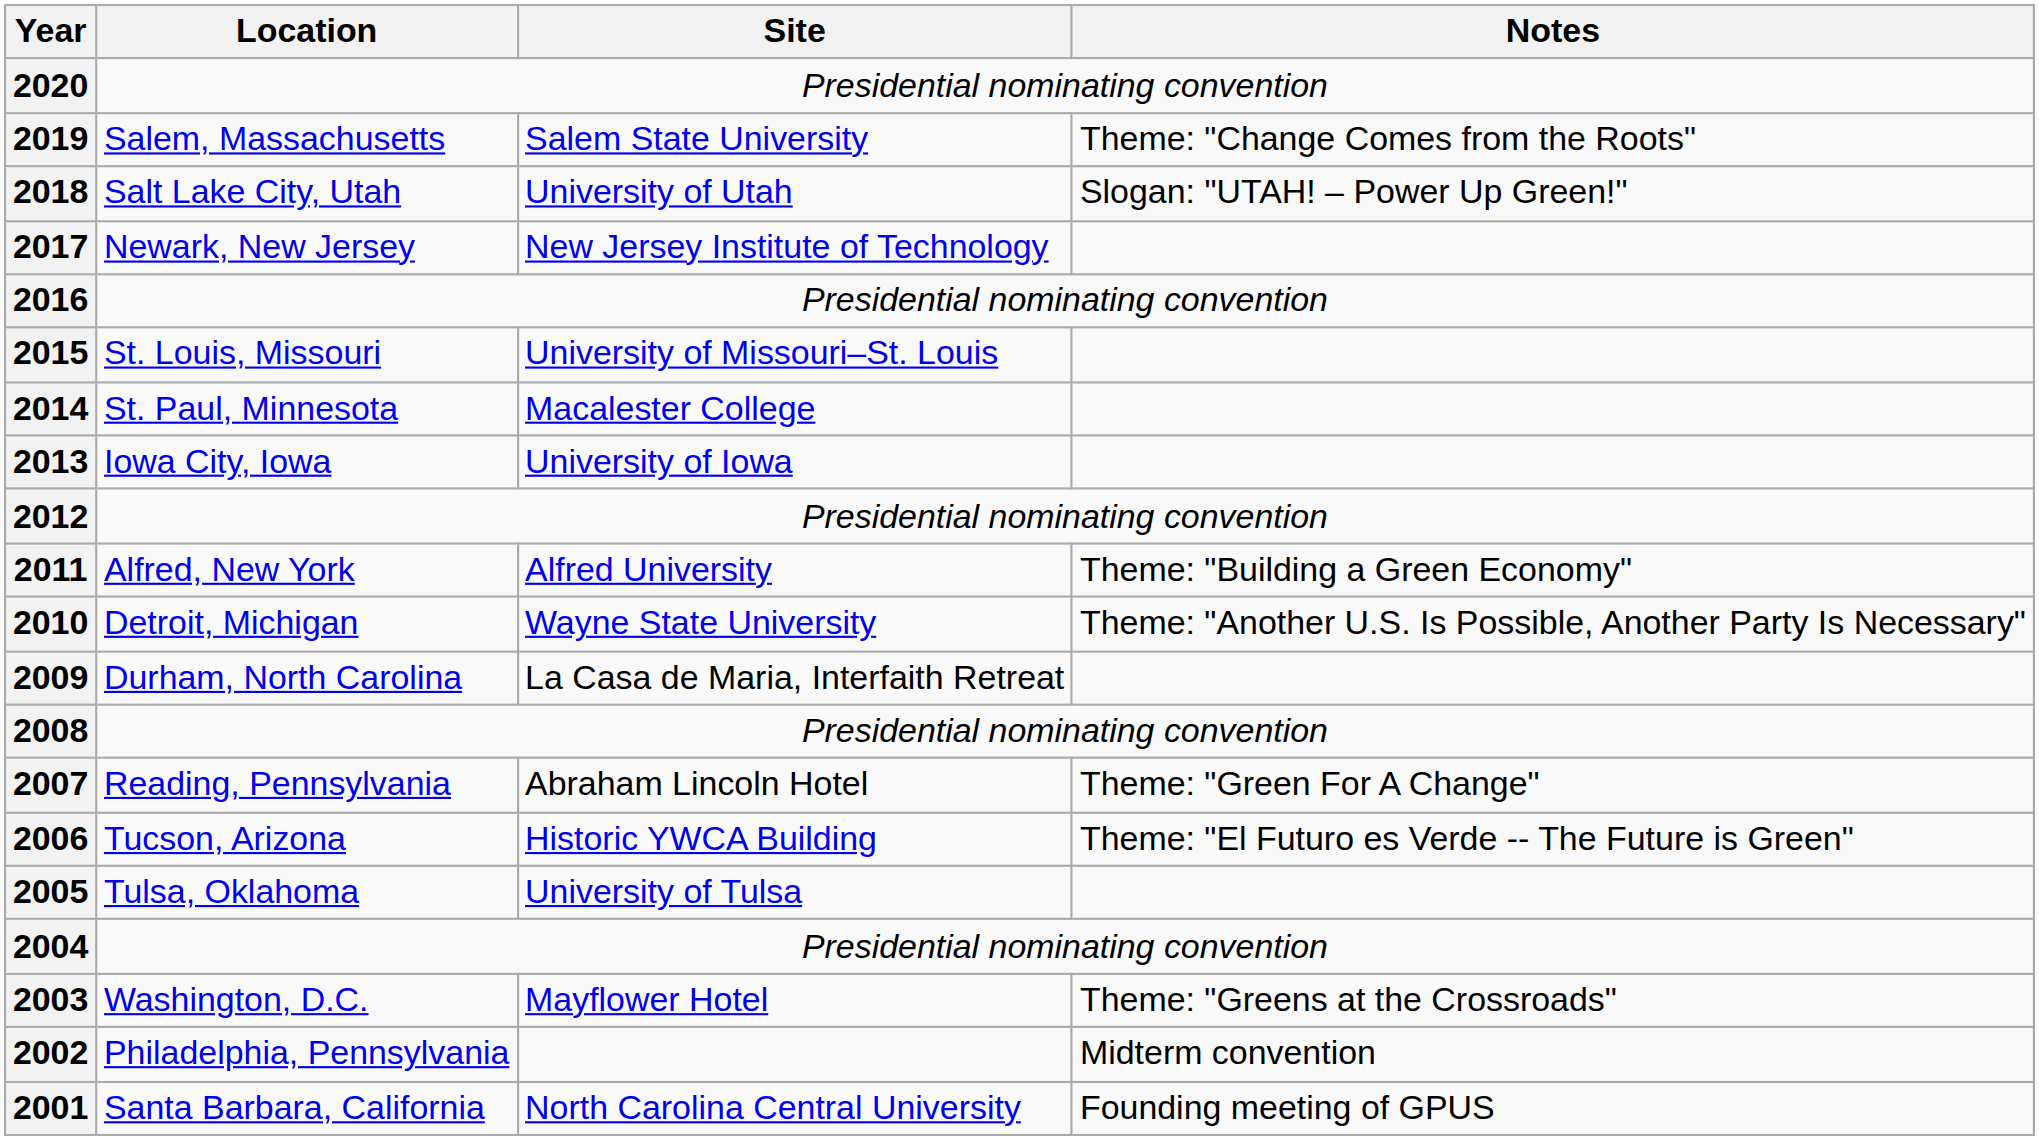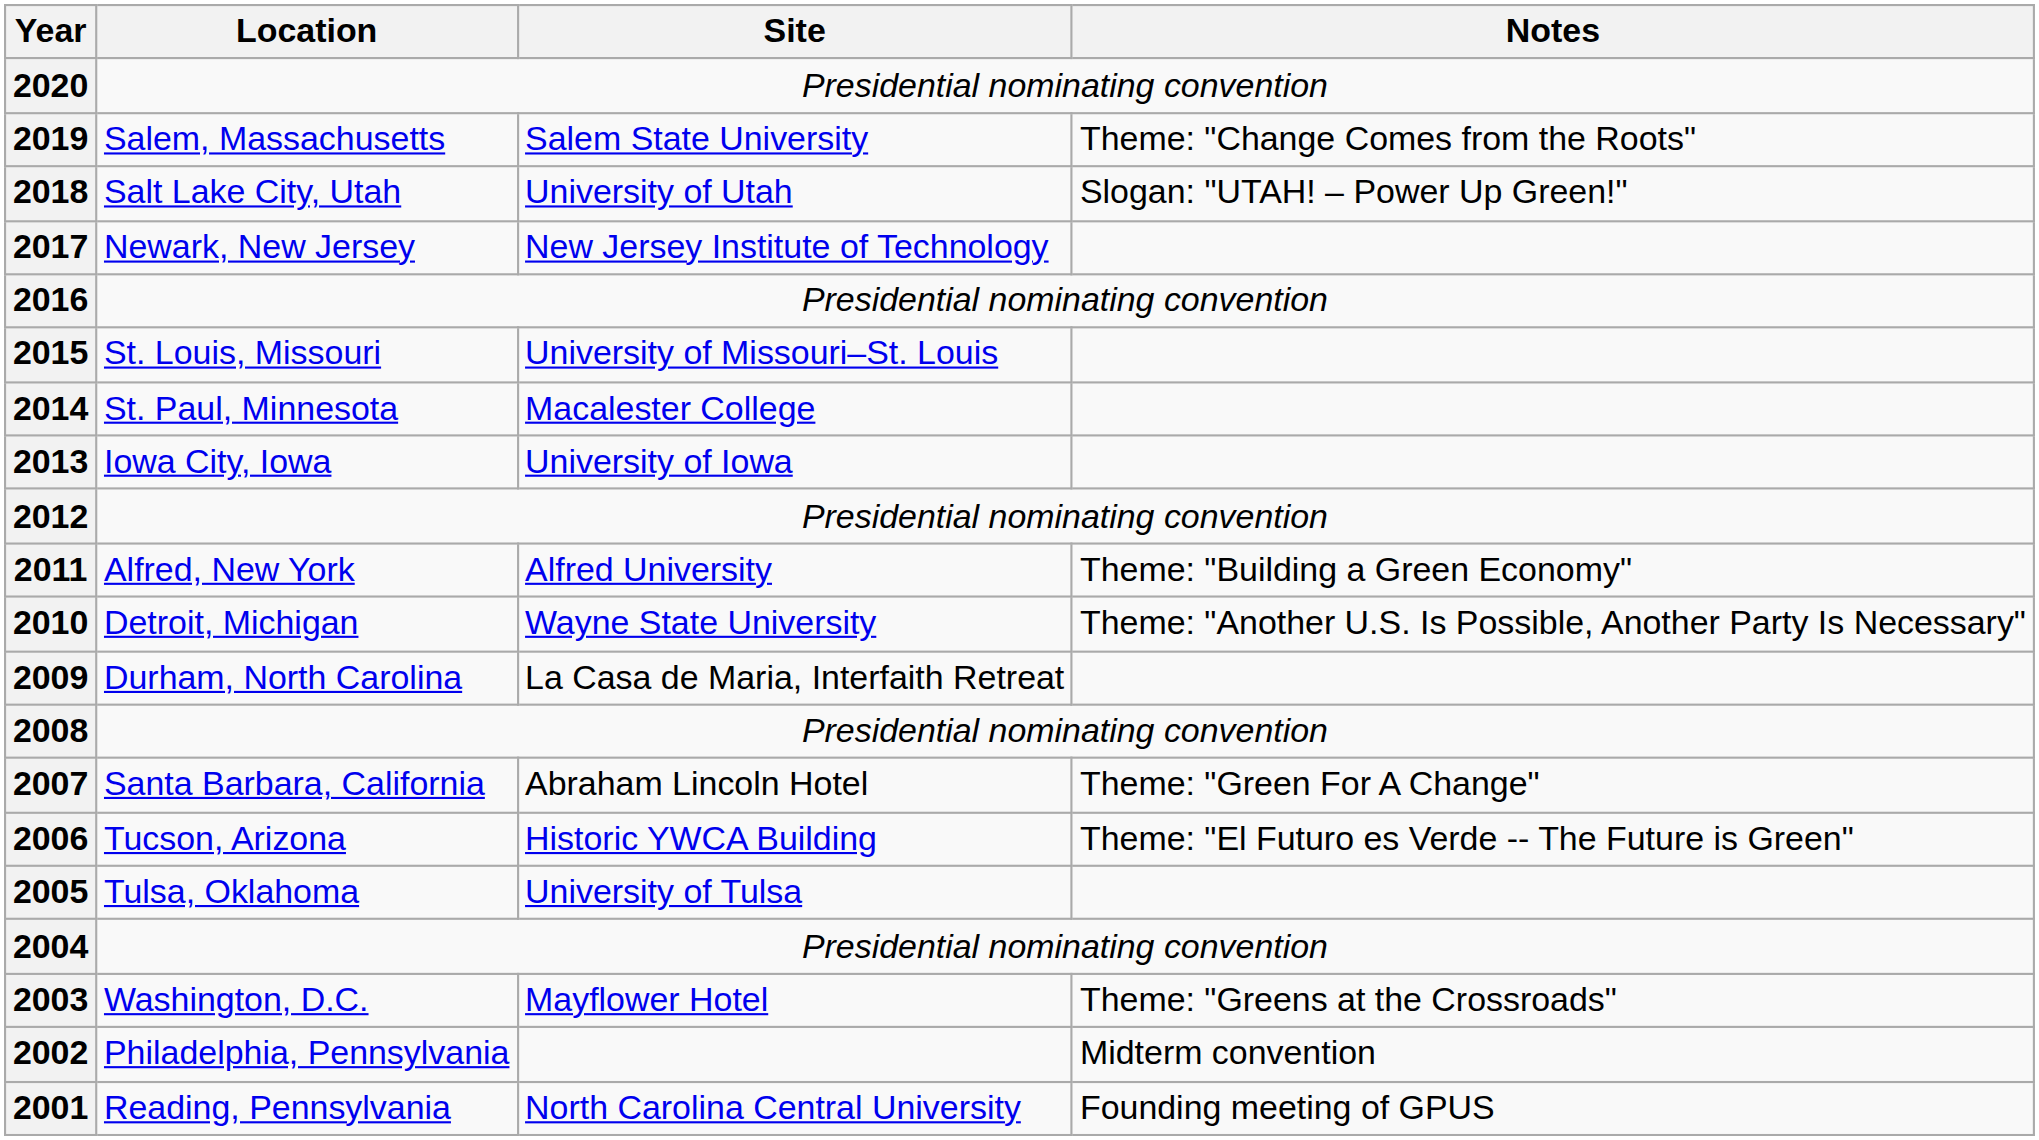(277, 784) Reading, Pennsylvania -> (294, 784) Santa Barbara, California
(294, 1107) Santa Barbara, California -> (277, 1107) Reading, Pennsylvania
